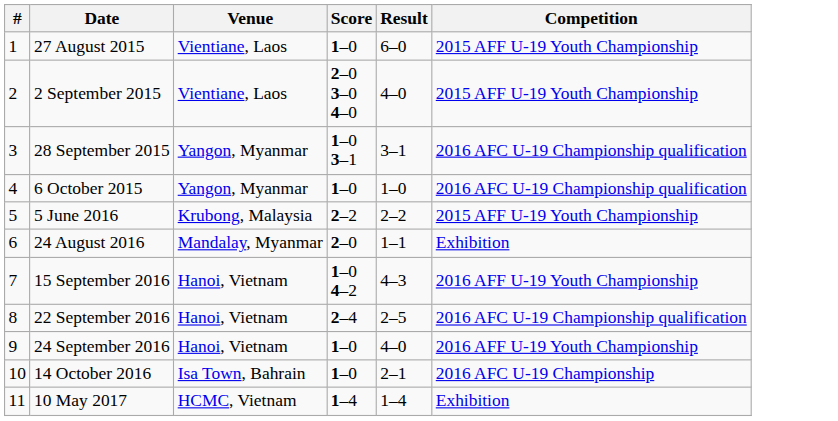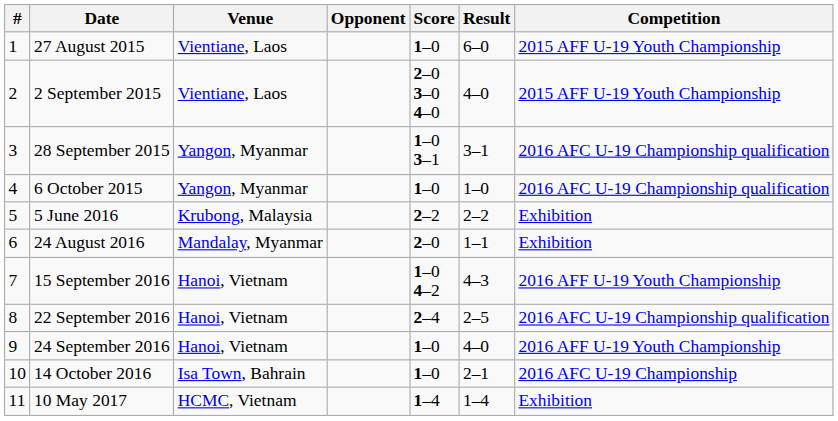+ column: (368, 18)
(567, 215) 2015 AFF U-19 Youth Championship -> (555, 215) Exhibition
